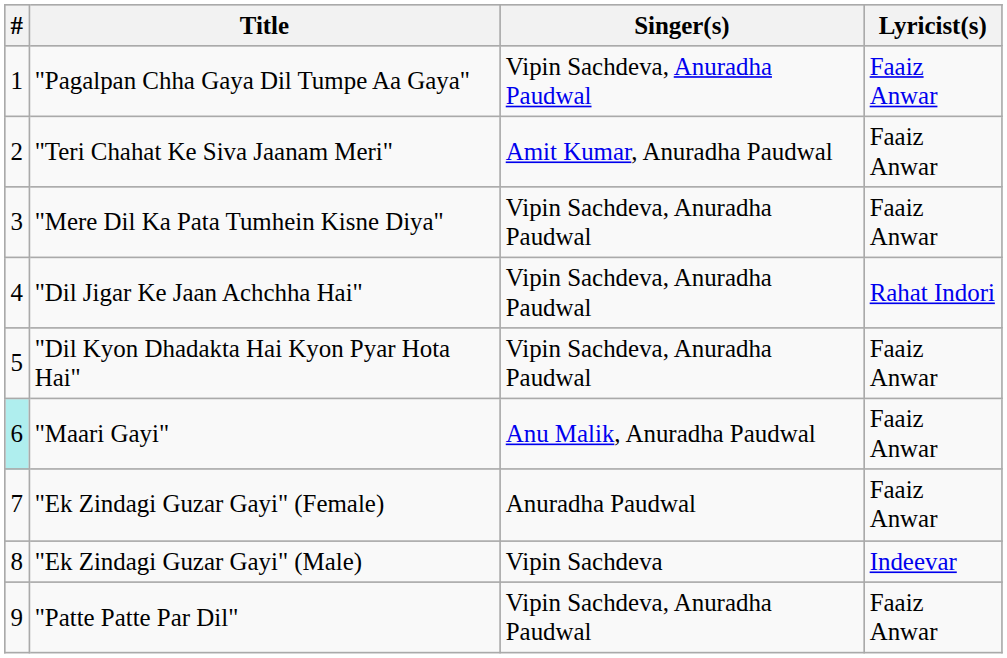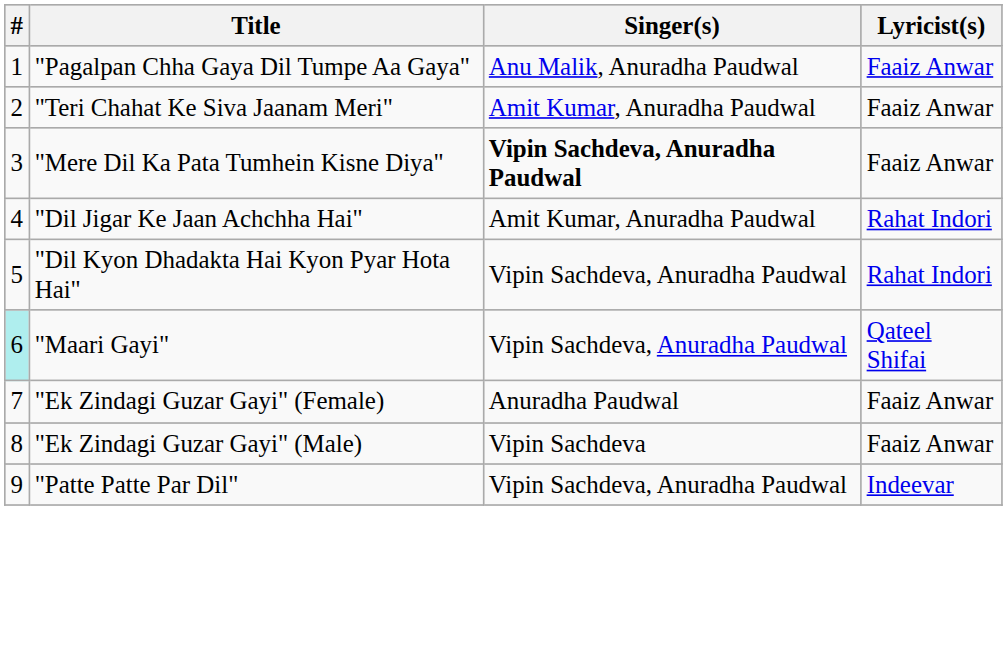(639, 81) Vipin Sachdeva, Anuradha Paudwal -> (644, 66) Anu Malik, Anuradha Paudwal
(639, 222) normal -> (632, 163) bold
(639, 292) Vipin Sachdeva, Anuradha Paudwal -> (652, 219) Amit Kumar, Anuradha Paudwal
(904, 363) Faaiz Anwar -> (929, 275) Rahat Indori
(661, 434) Anu Malik, Anuradha Paudwal -> (668, 345) Vipin Sachdeva, Anuradha Paudwal
(904, 434) Faaiz Anwar -> (899, 345) Qateel Shifai
(913, 560) Indeevar -> (930, 442) Faaiz Anwar
(904, 616) Faaiz Anwar -> (910, 483) Indeevar
